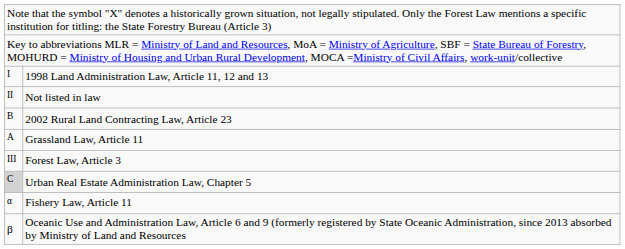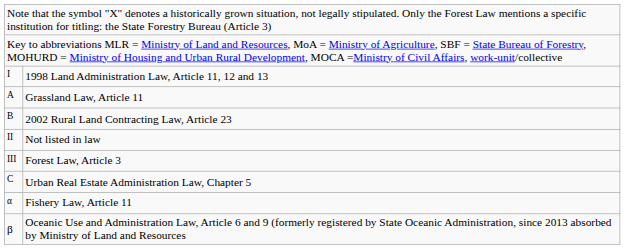rows swapped: (63, 97) <-> (84, 139)
(10, 179) lightgrey background -> (10, 179) no background
